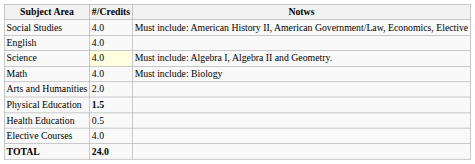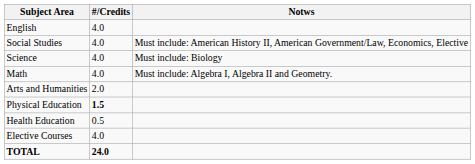rows swapped: (21, 43) <-> (34, 27)
(98, 58) lightyellow background -> (98, 58) no background
(233, 58) Must include: Algebra I, Algebra II and Geometry. -> (179, 58) Must include: Biology
(179, 74) Must include: Biology -> (233, 74) Must include: Algebra I, Algebra II and Geometry.
